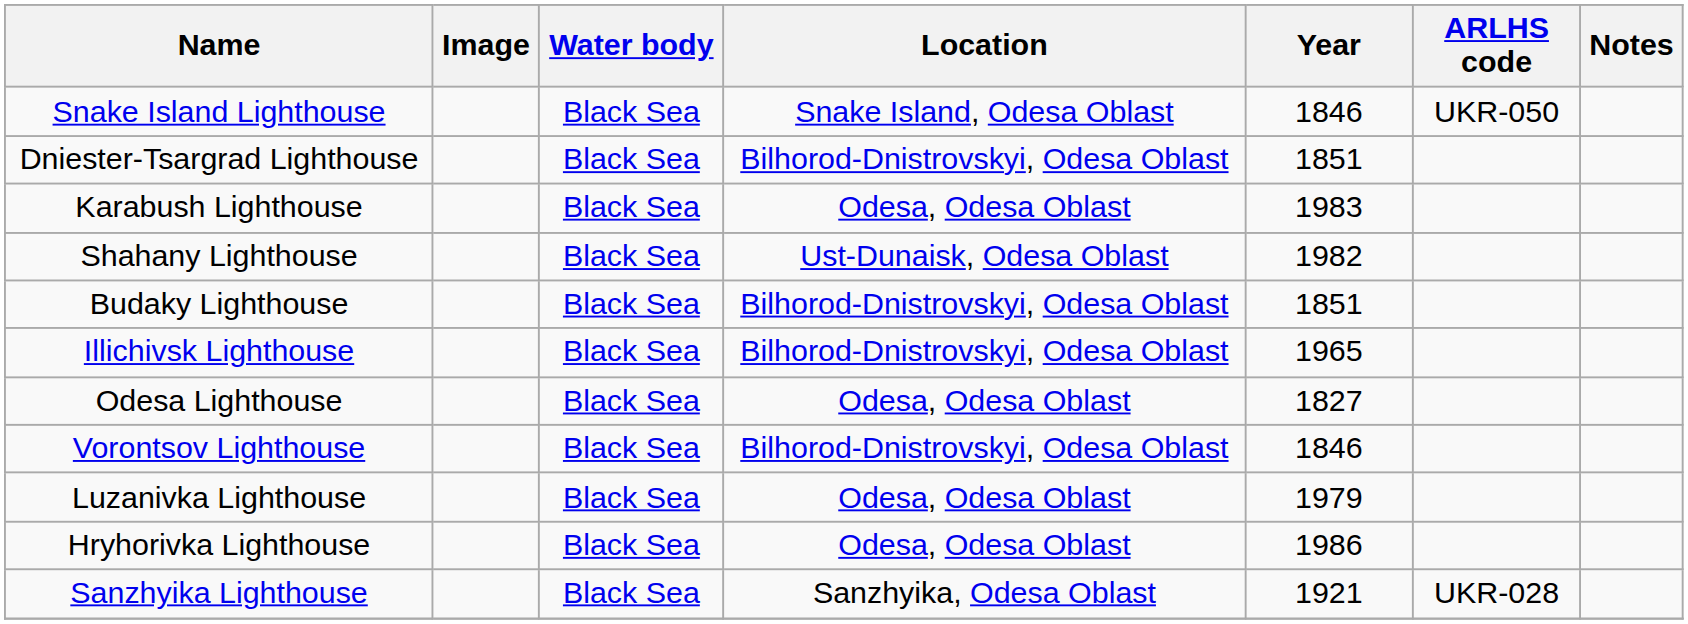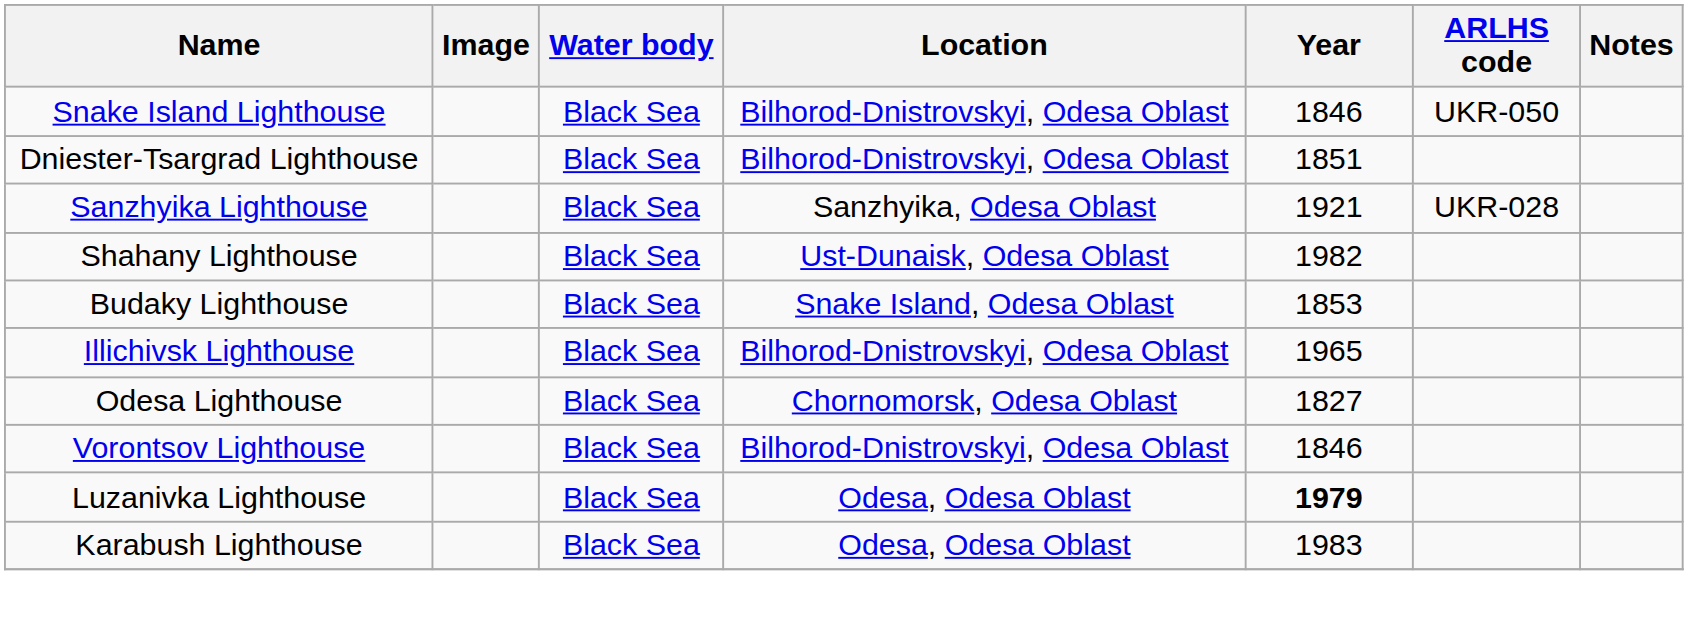(984, 111) Snake Island, Odesa Oblast -> (984, 111) Bilhorod-Dnistrovskyi, Odesa Oblast
rows swapped: (219, 593) <-> (219, 207)
(984, 303) Bilhorod-Dnistrovskyi, Odesa Oblast -> (984, 303) Snake Island, Odesa Oblast
(1329, 303) 1851 -> (1329, 303) 1853
(984, 400) Odesa, Odesa Oblast -> (984, 400) Chornomorsk, Odesa Oblast
(1329, 496) normal -> (1329, 496) bold
- row: (219, 544)
